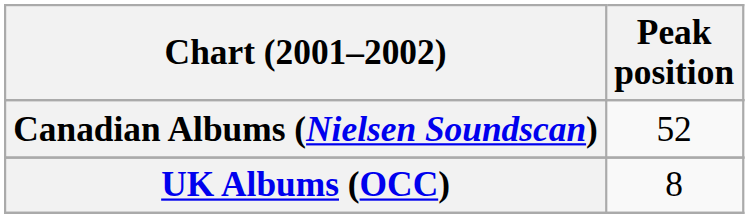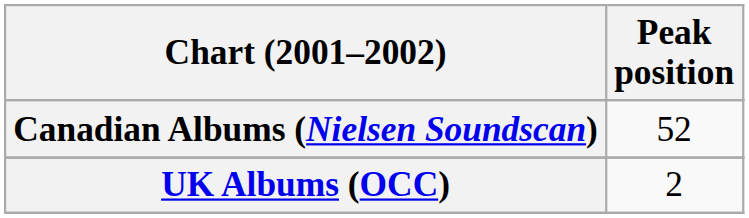(674, 184) 8 -> (674, 184) 2
